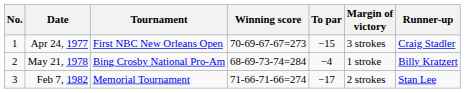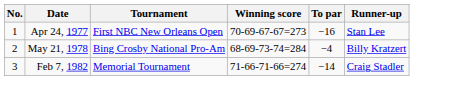- column: (370, 19)
(327, 44) −15 -> (327, 31) −16
(427, 44) Craig Stadler -> (366, 31) Stan Lee
(327, 79) −17 -> (327, 66) −14
(417, 79) Stan Lee -> (375, 66) Craig Stadler
